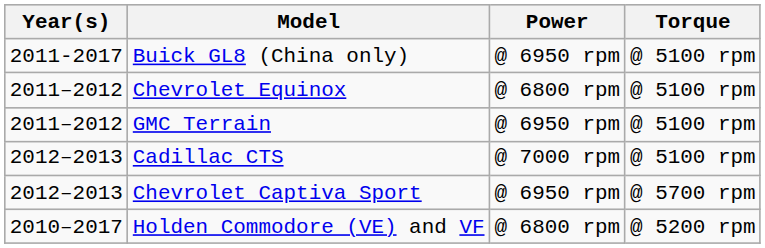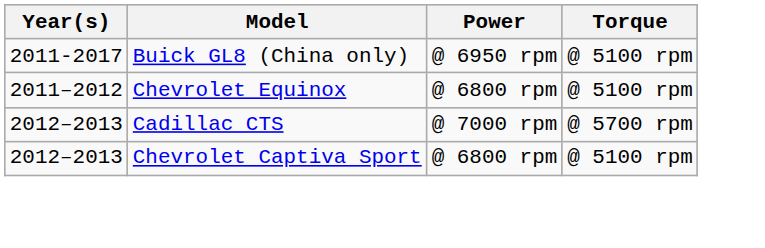- row: (202, 124)
(693, 158) @ 5100 rpm -> (630, 124) @ 5700 rpm
(557, 192) @ 6950 rpm -> (494, 158) @ 6800 rpm
(693, 192) @ 5700 rpm -> (630, 158) @ 5100 rpm
- row: (309, 227)
